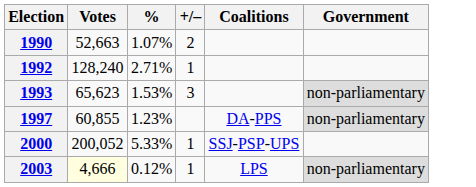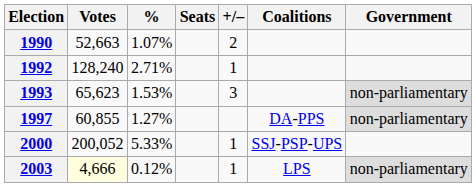+ column: (197, 17)
(152, 118) 1.23% -> (152, 118) 1.27%
